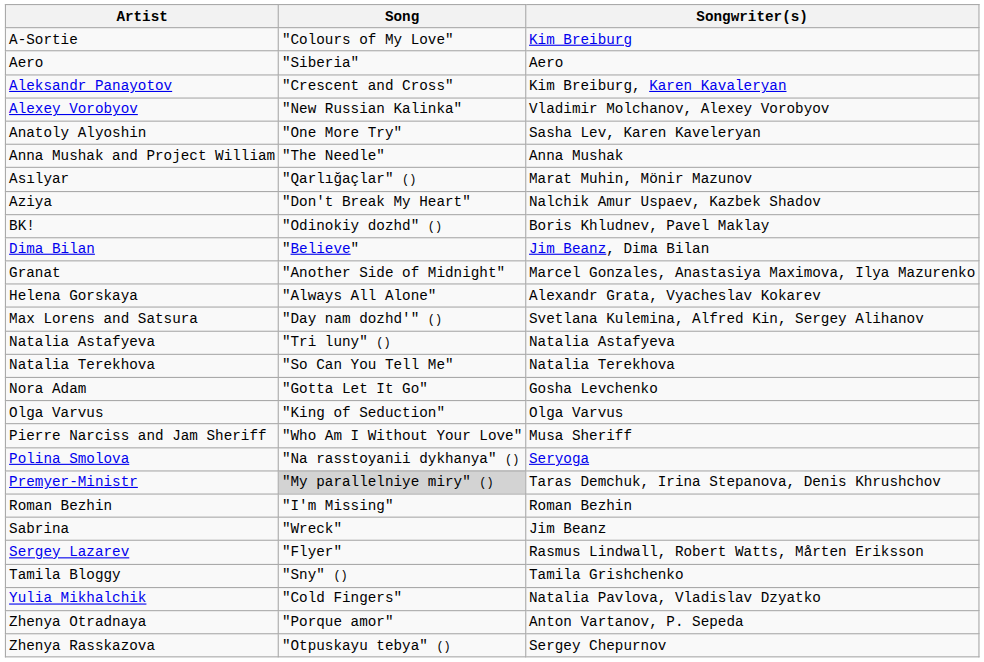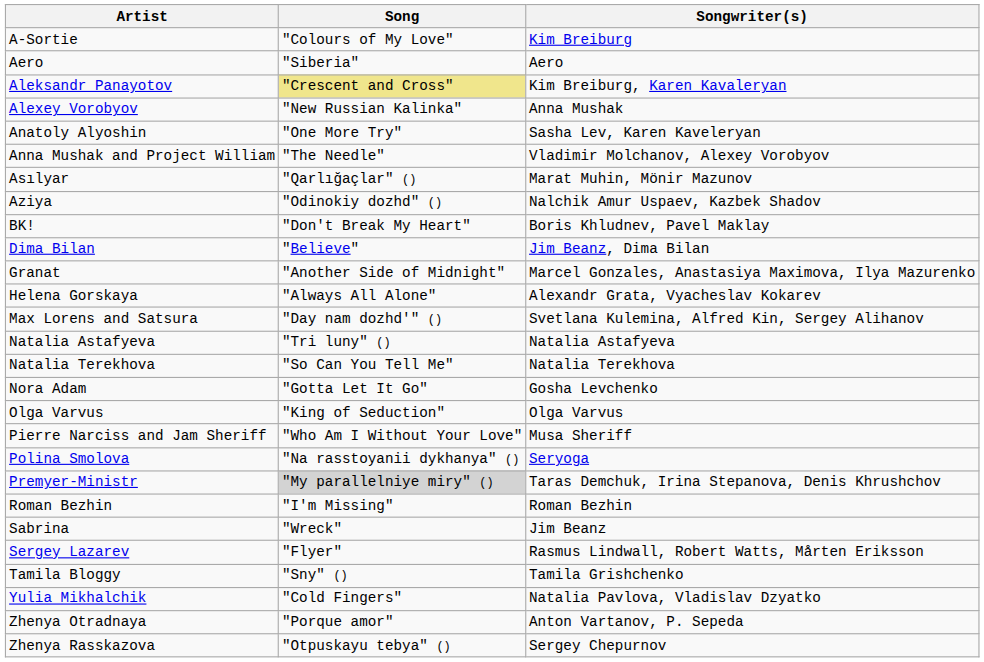(368, 86) no background -> (368, 86) khaki background
(679, 109) Vladimir Molchanov, Alexey Vorobyov -> (576, 109) Anna Mushak
(576, 156) Anna Mushak -> (679, 156) Vladimir Molchanov, Alexey Vorobyov
(376, 203) "Don't Break My Heart" -> (362, 203) "Odinokiy dozhd" ()
(362, 226) "Odinokiy dozhd" () -> (376, 226) "Don't Break My Heart"
